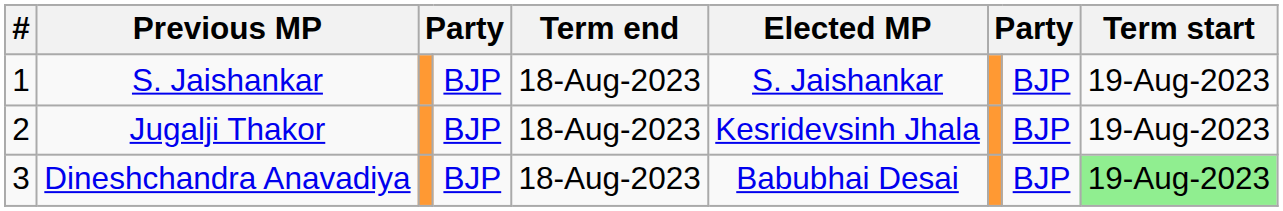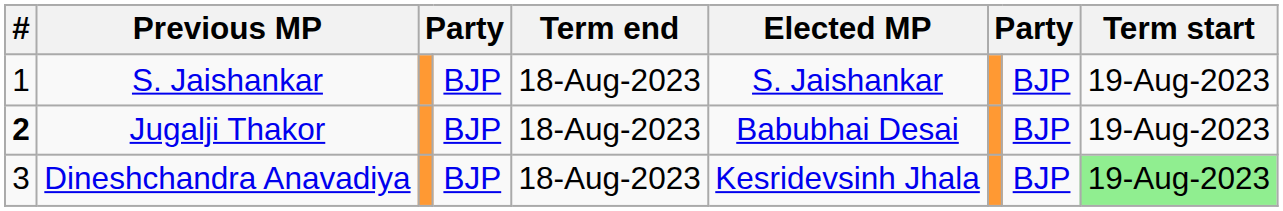(21, 129) normal -> (21, 129) bold
(848, 129) Kesridevsinh Jhala -> (848, 129) Babubhai Desai
(848, 179) Babubhai Desai -> (848, 179) Kesridevsinh Jhala
